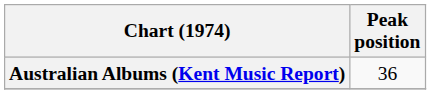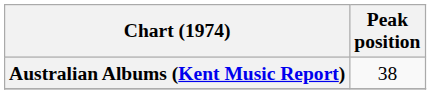(387, 72) 36 -> (387, 72) 38
